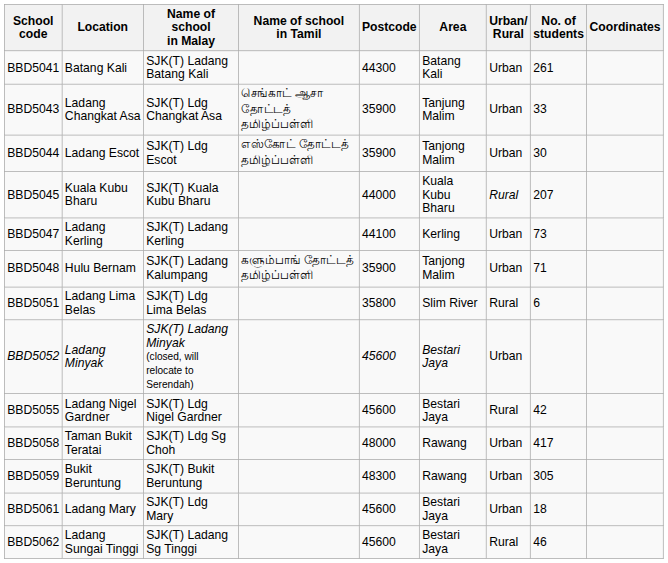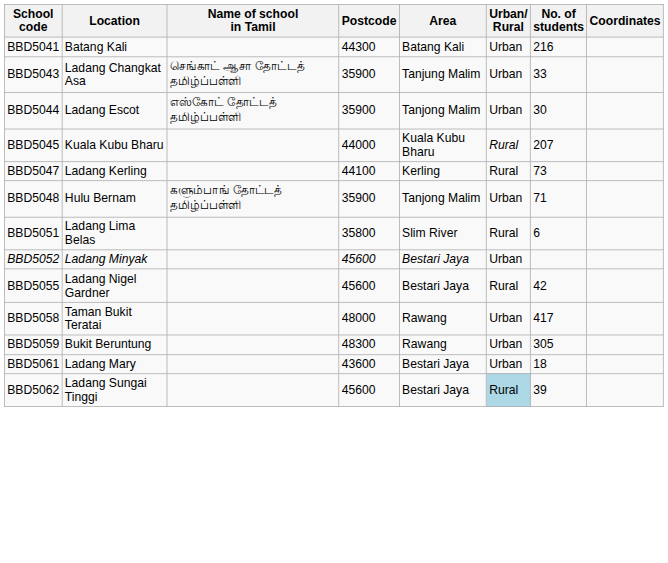- column: (191, 27)
(543, 67) 261 -> (543, 47) 216
(506, 234) Urban -> (504, 171) Rural
(379, 509) 45600 -> (359, 364) 43600
(504, 542) no background -> (504, 390) lightblue background
(540, 542) 46 -> (540, 390) 39
